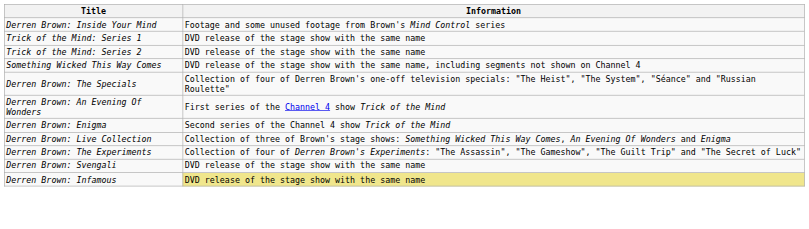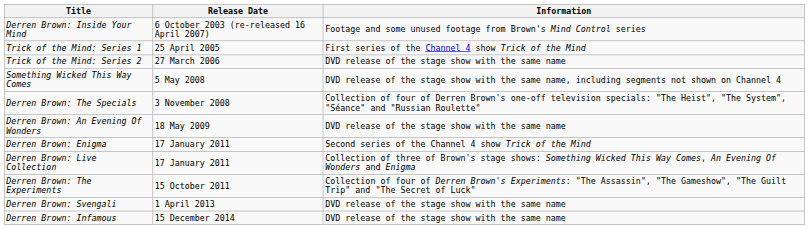+ column: (238, 11)
(305, 38) DVD release of the stage show with the same name -> (456, 48) First series of the Channel 4 show Trick of the Mind
(315, 107) First series of the Channel 4 show Trick of the Mind -> (446, 126) DVD release of the stage show with the same name
(305, 179) khaki background -> (446, 218) no background
